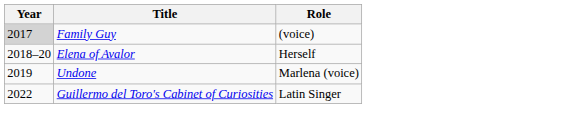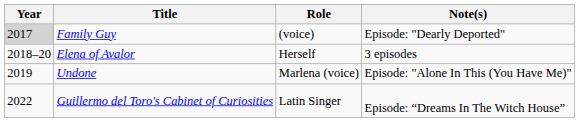+ column: (468, 14)
